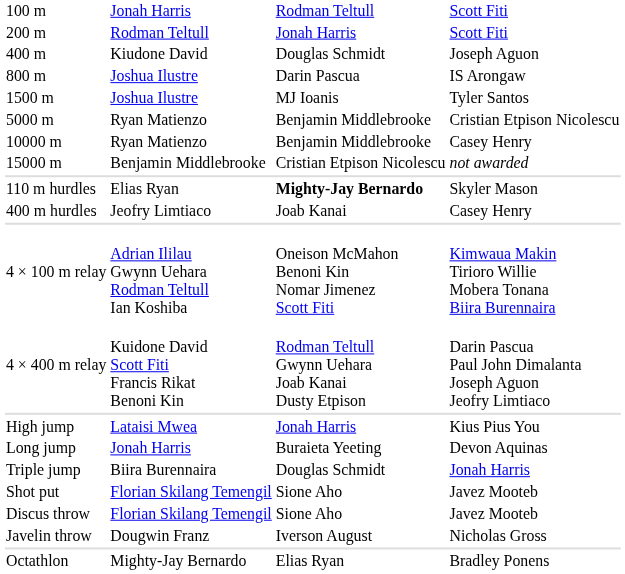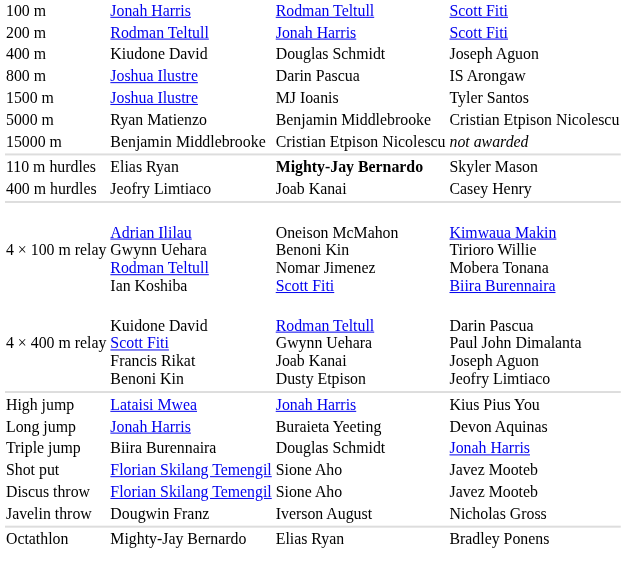- row: (34, 141)
